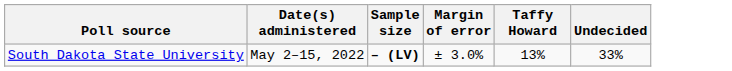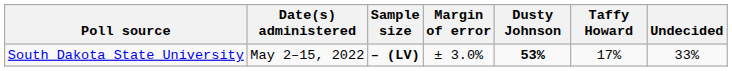+ column: (533, 24)
(533, 55) 13% -> (609, 55) 17%
